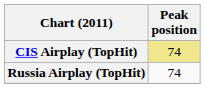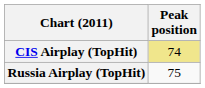(174, 72) 74 -> (174, 72) 75
